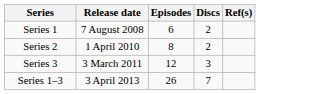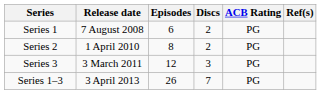+ column: (253, 13)
